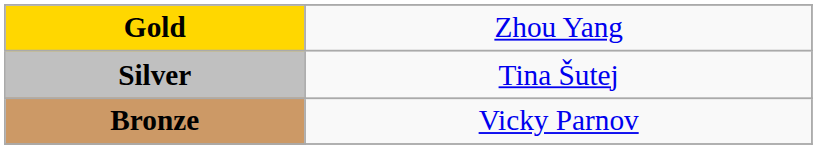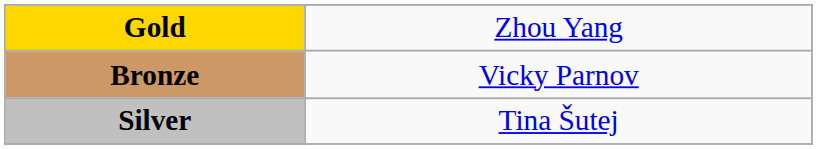rows swapped: (155, 74) <-> (155, 120)
